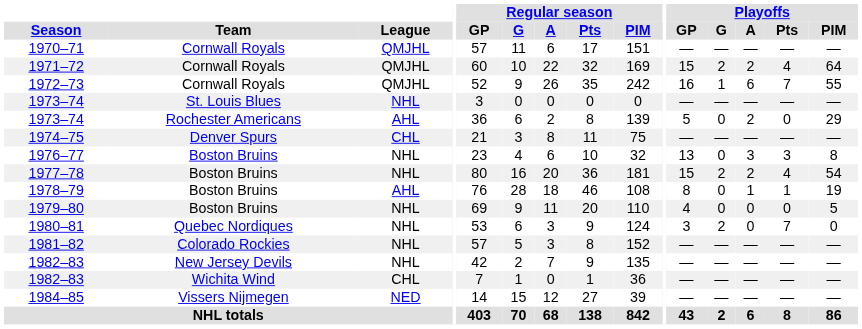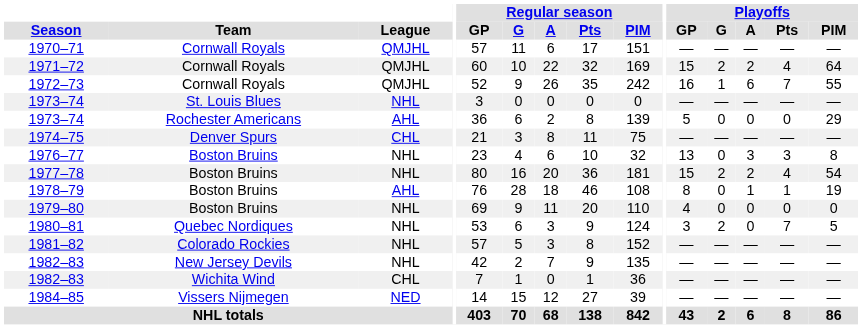(751, 119) 2 -> (751, 119) 0
(834, 208) 5 -> (834, 208) 0
(834, 226) 0 -> (834, 226) 5
